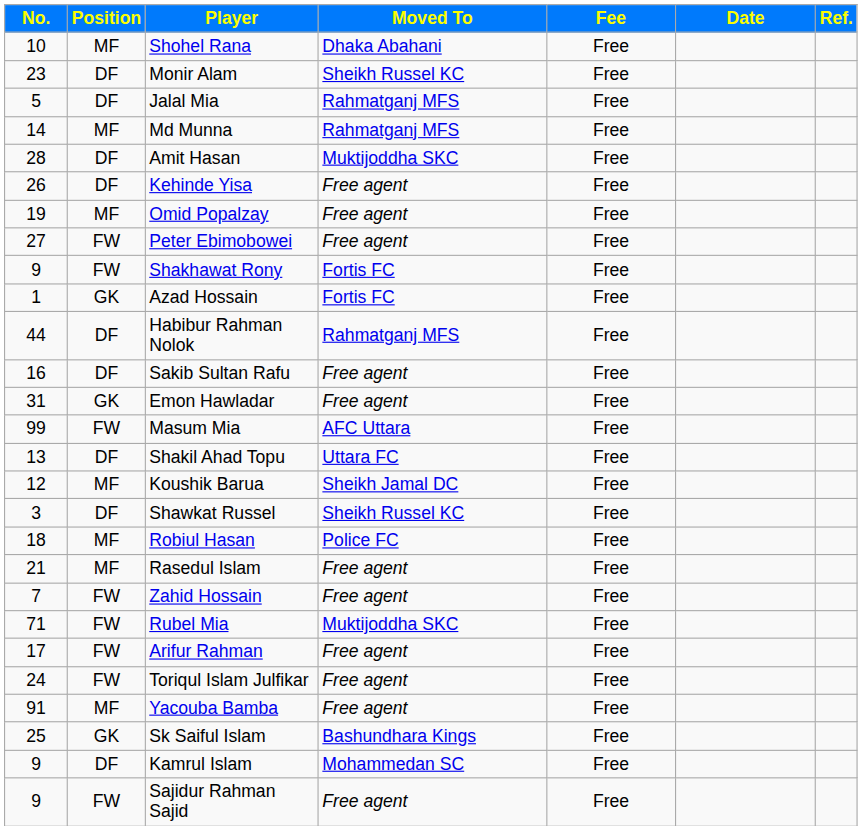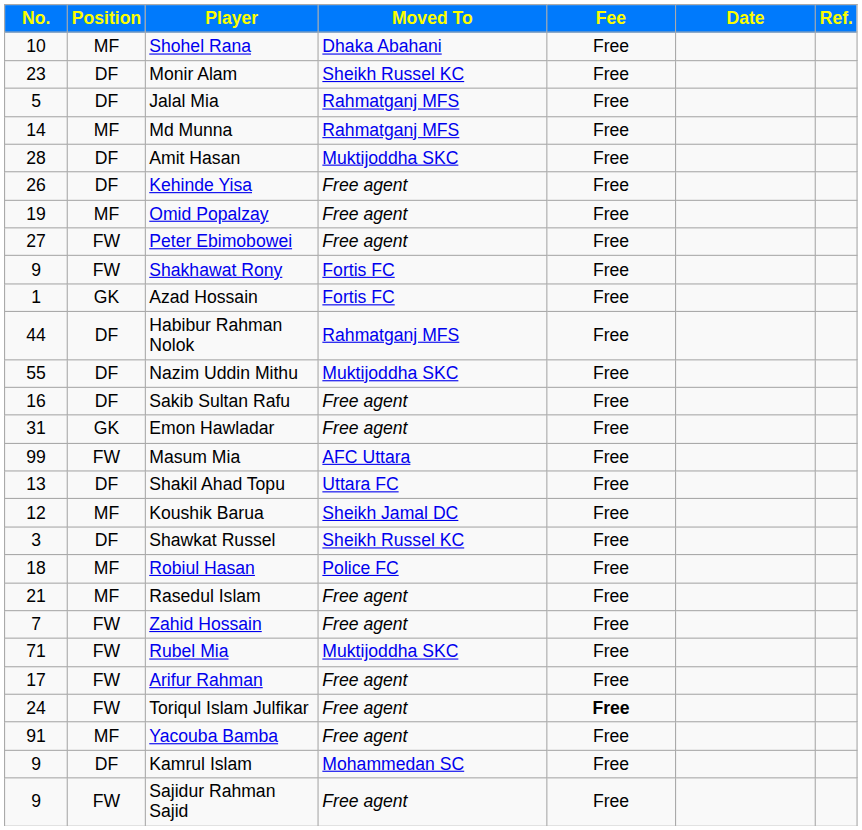+ row: (224, 373)
(611, 680) normal -> (611, 708) bold
- row: (207, 736)
